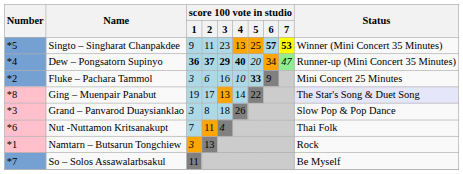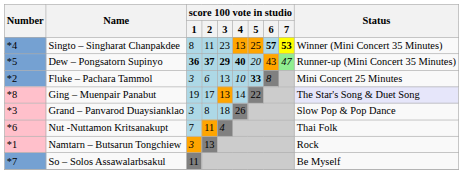(12, 45) *5 -> (12, 45) *4
(191, 45) 9 -> (191, 45) 8
(12, 62) *4 -> (12, 62) *5
(271, 62) 34 -> (271, 62) 43
(225, 78) 16 -> (225, 78) 13
(268, 78) 9 -> (268, 78) 8
